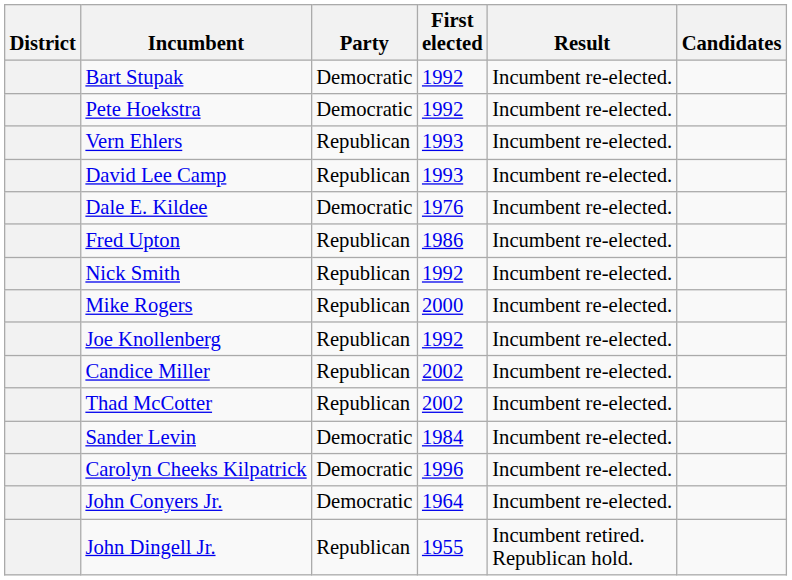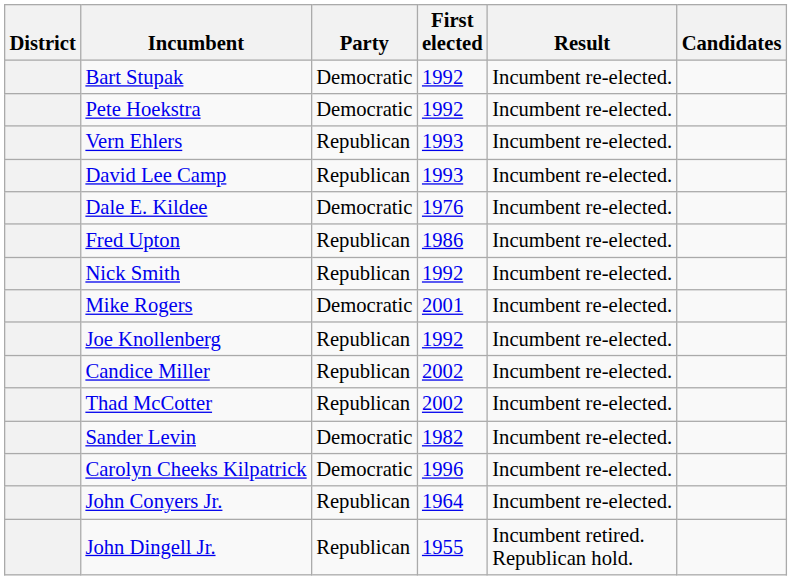(363, 305) Republican -> (364, 305) Democratic
(443, 305) 2000 -> (443, 305) 2001
(443, 436) 1984 -> (443, 436) 1982
(364, 502) Democratic -> (363, 502) Republican
